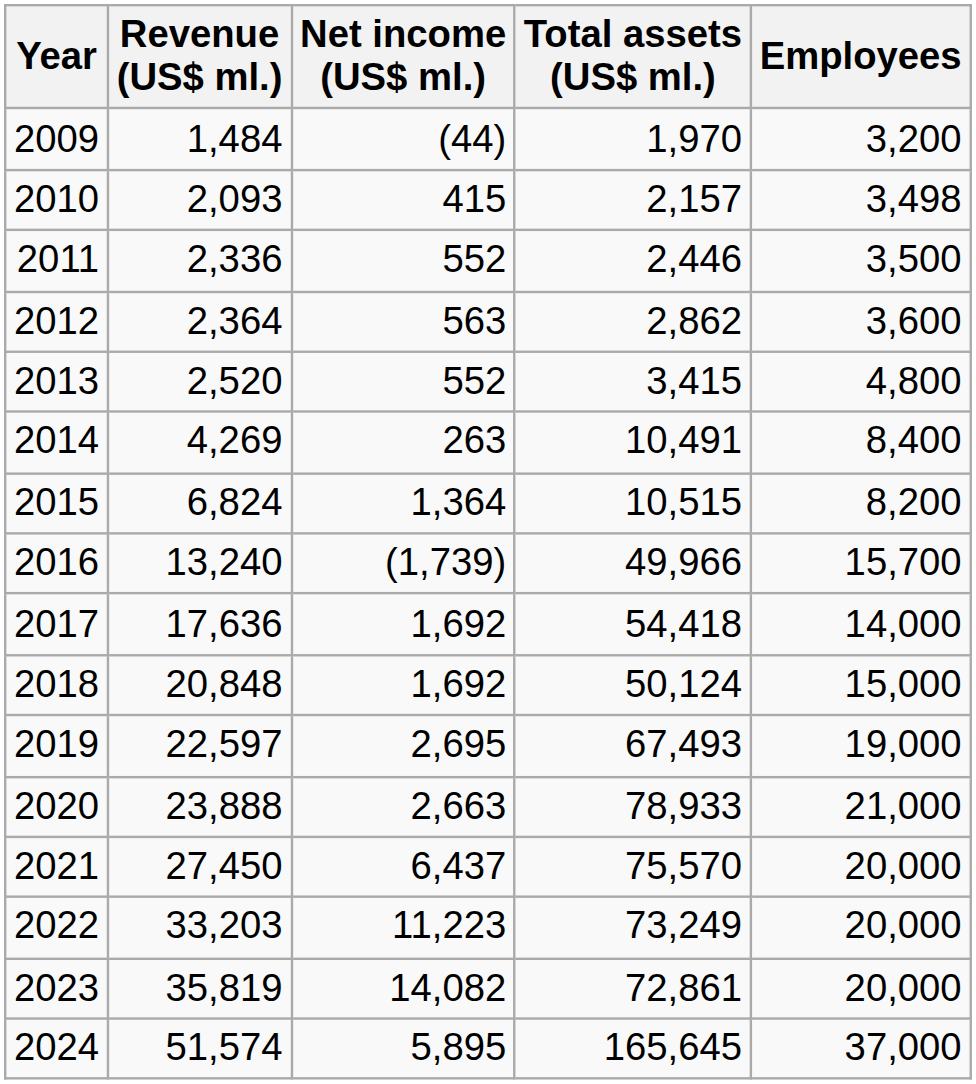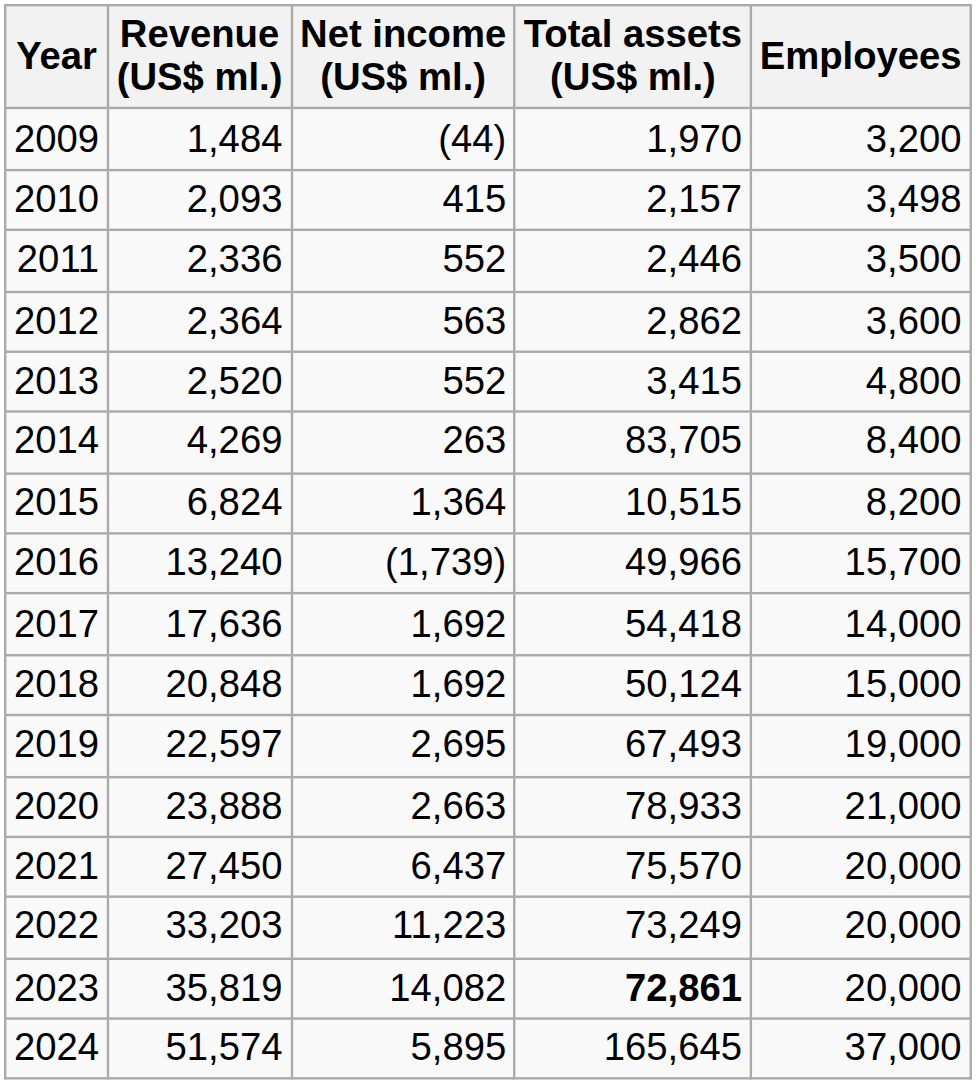(684, 441) 10,491 -> (684, 441) 83,705
(684, 987) normal -> (684, 987) bold
